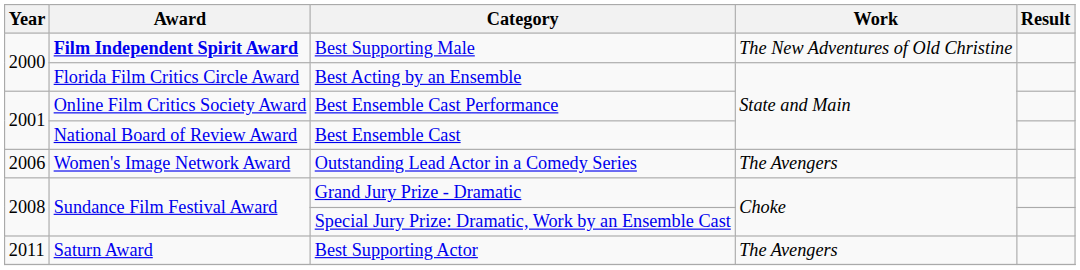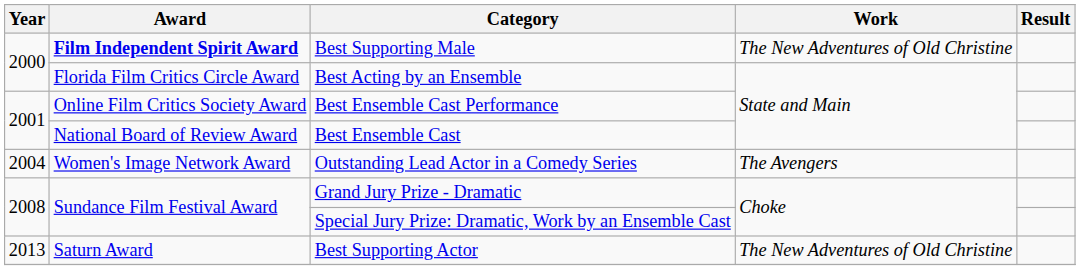(27, 163) 2006 -> (27, 163) 2004
(27, 250) 2011 -> (27, 250) 2013
(788, 250) The Avengers -> (876, 250) The New Adventures of Old Christine
